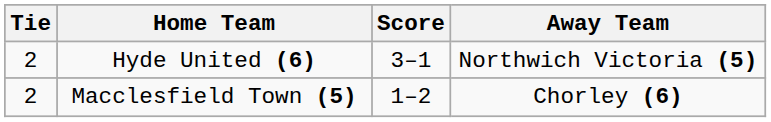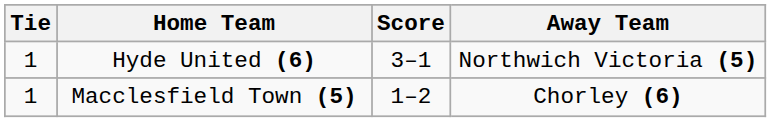(31, 60) 2 -> (31, 60) 1
(31, 97) 2 -> (31, 97) 1
